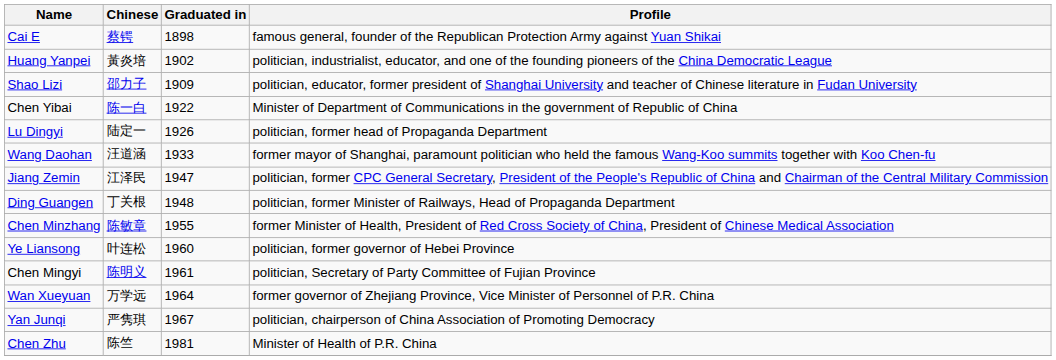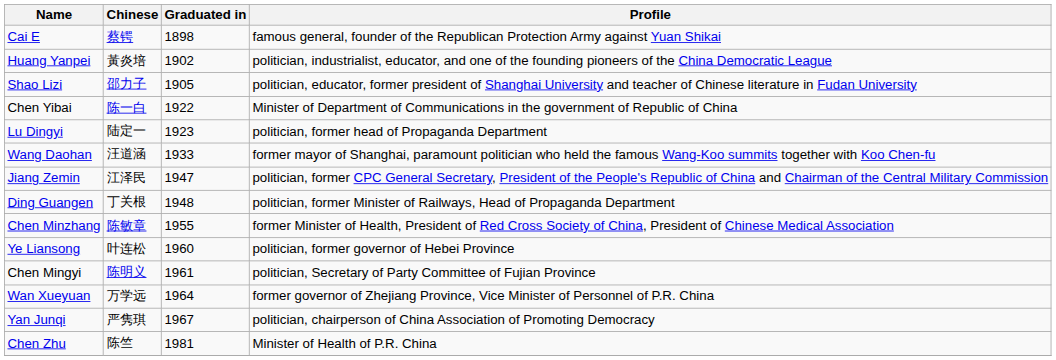(179, 84) 1909 -> (179, 84) 1905
(179, 131) 1926 -> (179, 131) 1923
